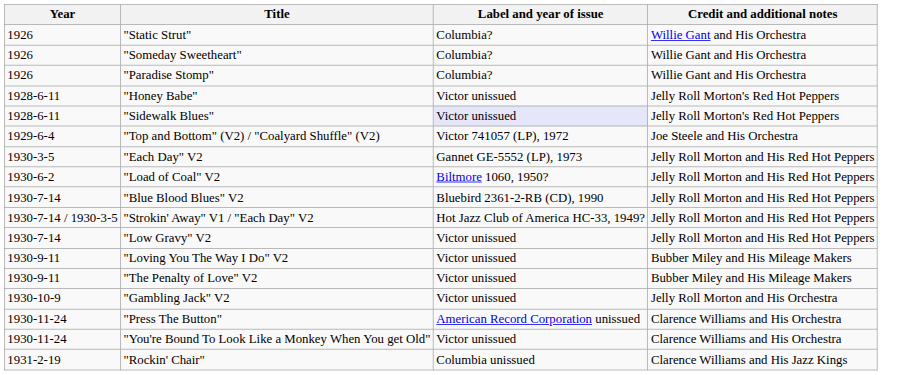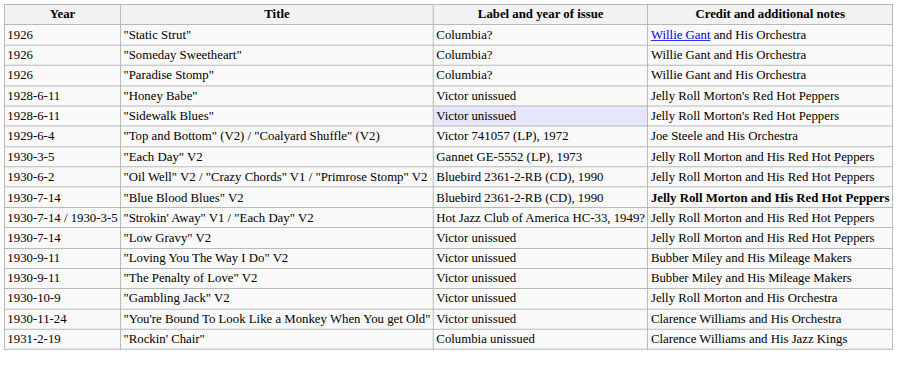+ row: (275, 177)
- row: (172, 177)
(763, 197) normal -> (770, 197) bold
- row: (173, 319)
